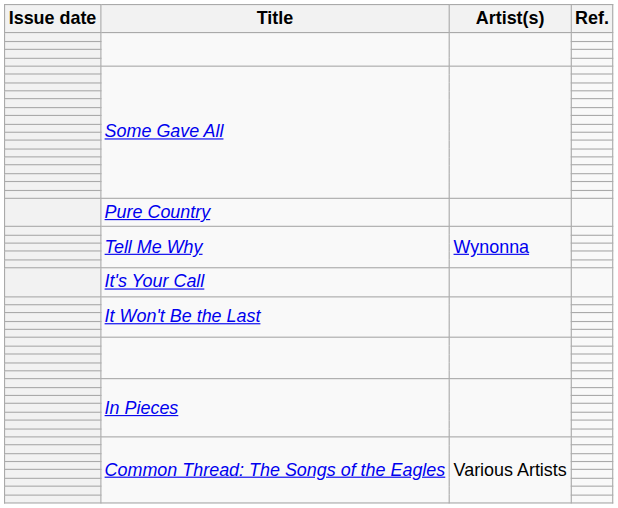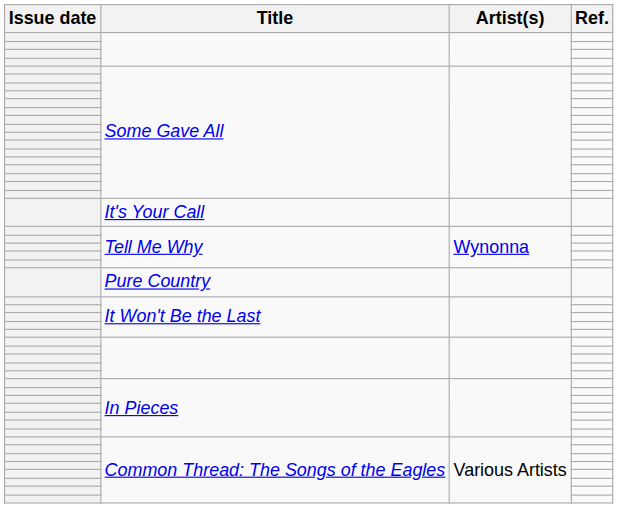rows swapped: (154, 282) <-> (157, 212)
